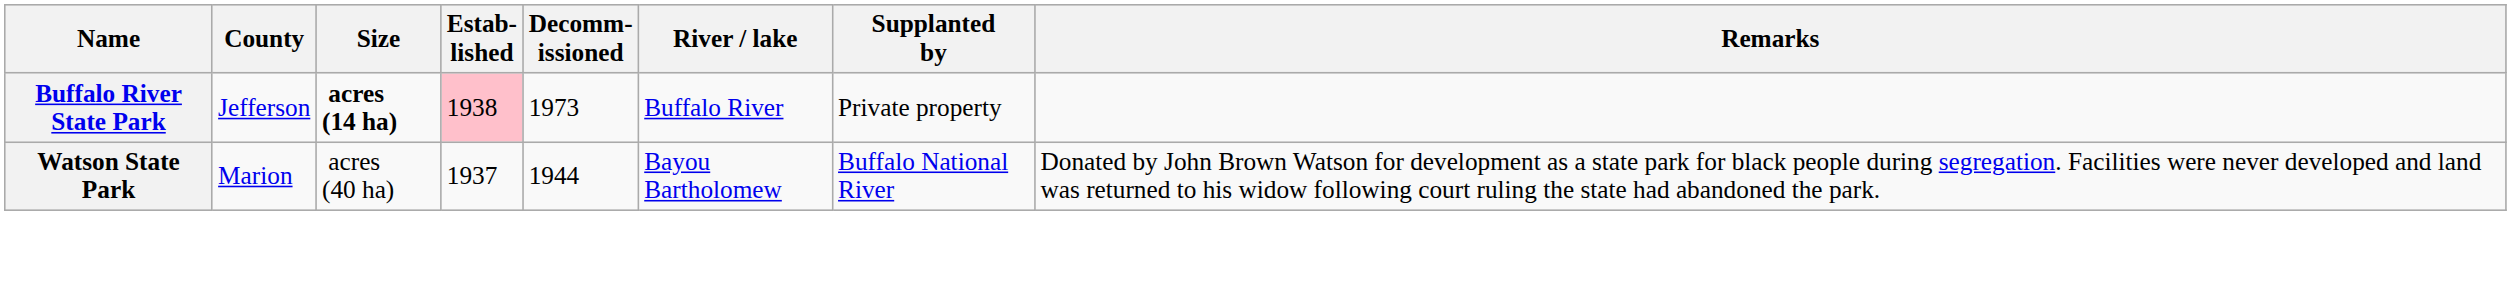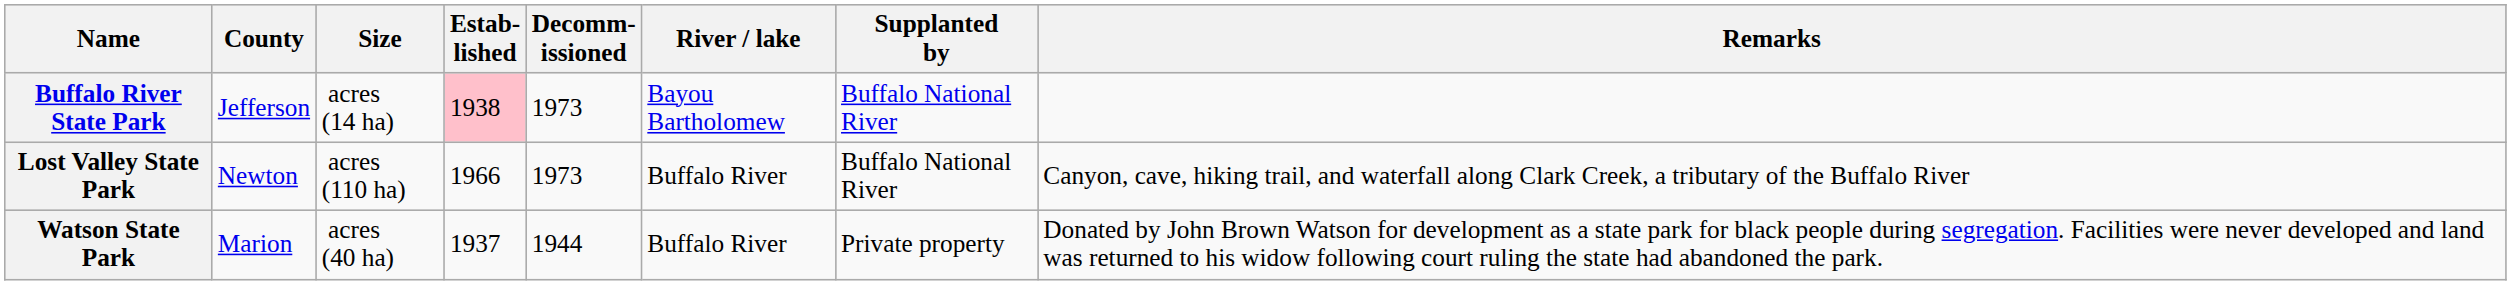(360, 107) bold -> (358, 107) normal
(714, 107) Buffalo River -> (716, 107) Bayou Bartholomew
(920, 107) Private property -> (926, 107) Buffalo National River
+ row: (108, 175)
(713, 175) Bayou Bartholomew -> (717, 244) Buffalo River
(923, 175) Buffalo National River -> (923, 244) Private property
